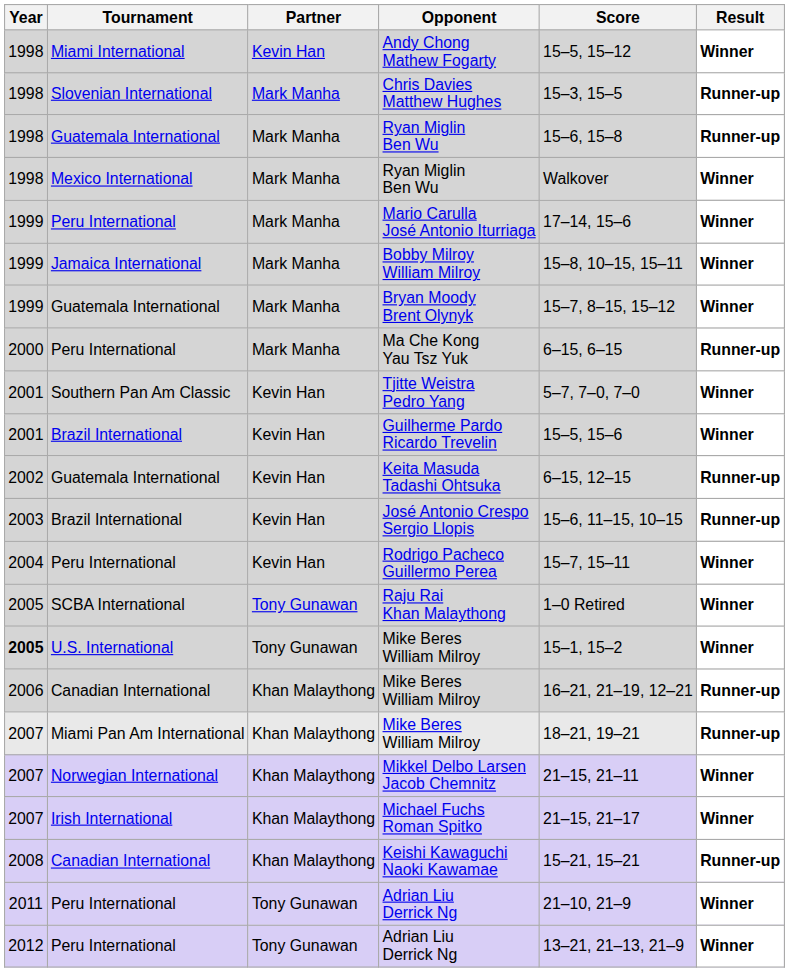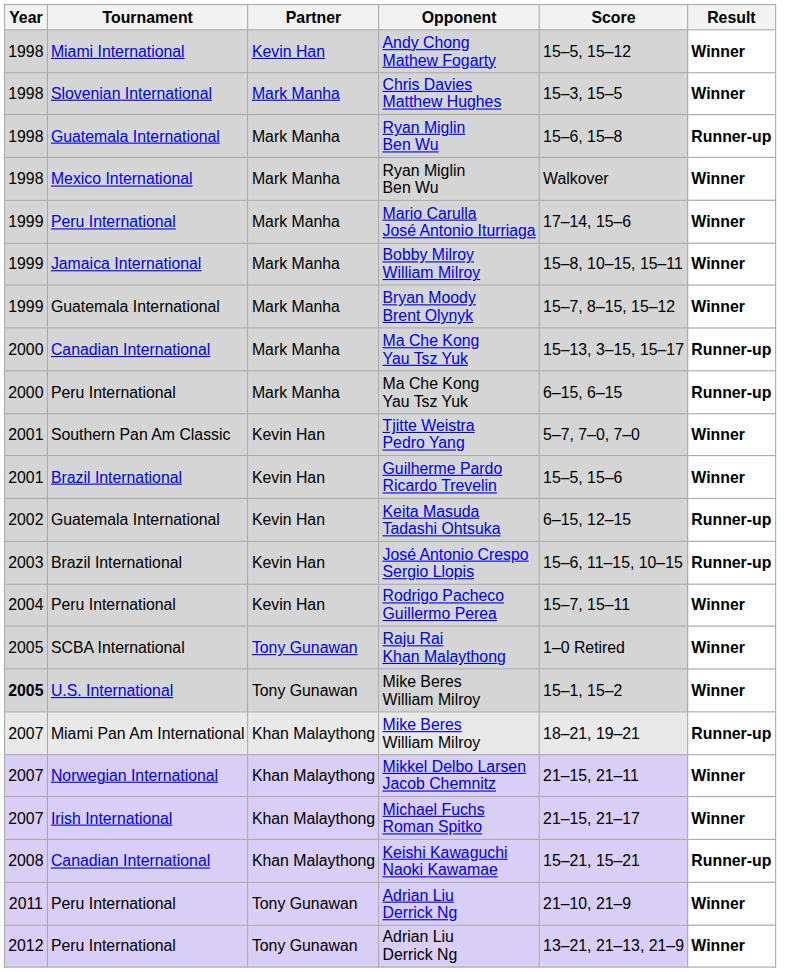(740, 94) Runner-up -> (718, 94) Winner
+ row: (131, 350)
- row: (131, 691)
